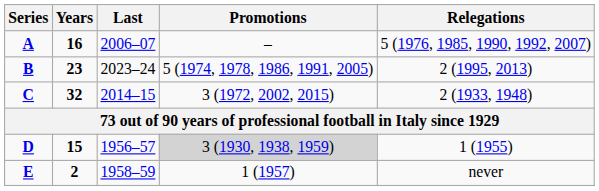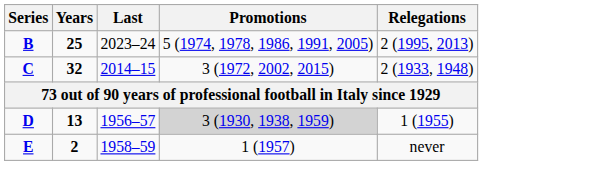- row: (28, 43)
(74, 69) 23 -> (74, 43) 25
(74, 147) 15 -> (74, 121) 13
